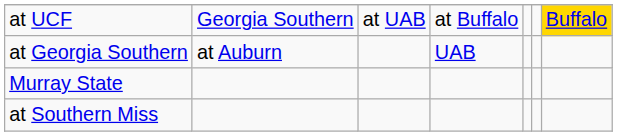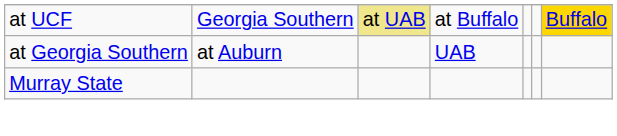(394, 20) no background -> (394, 20) khaki background
- row: (84, 114)
